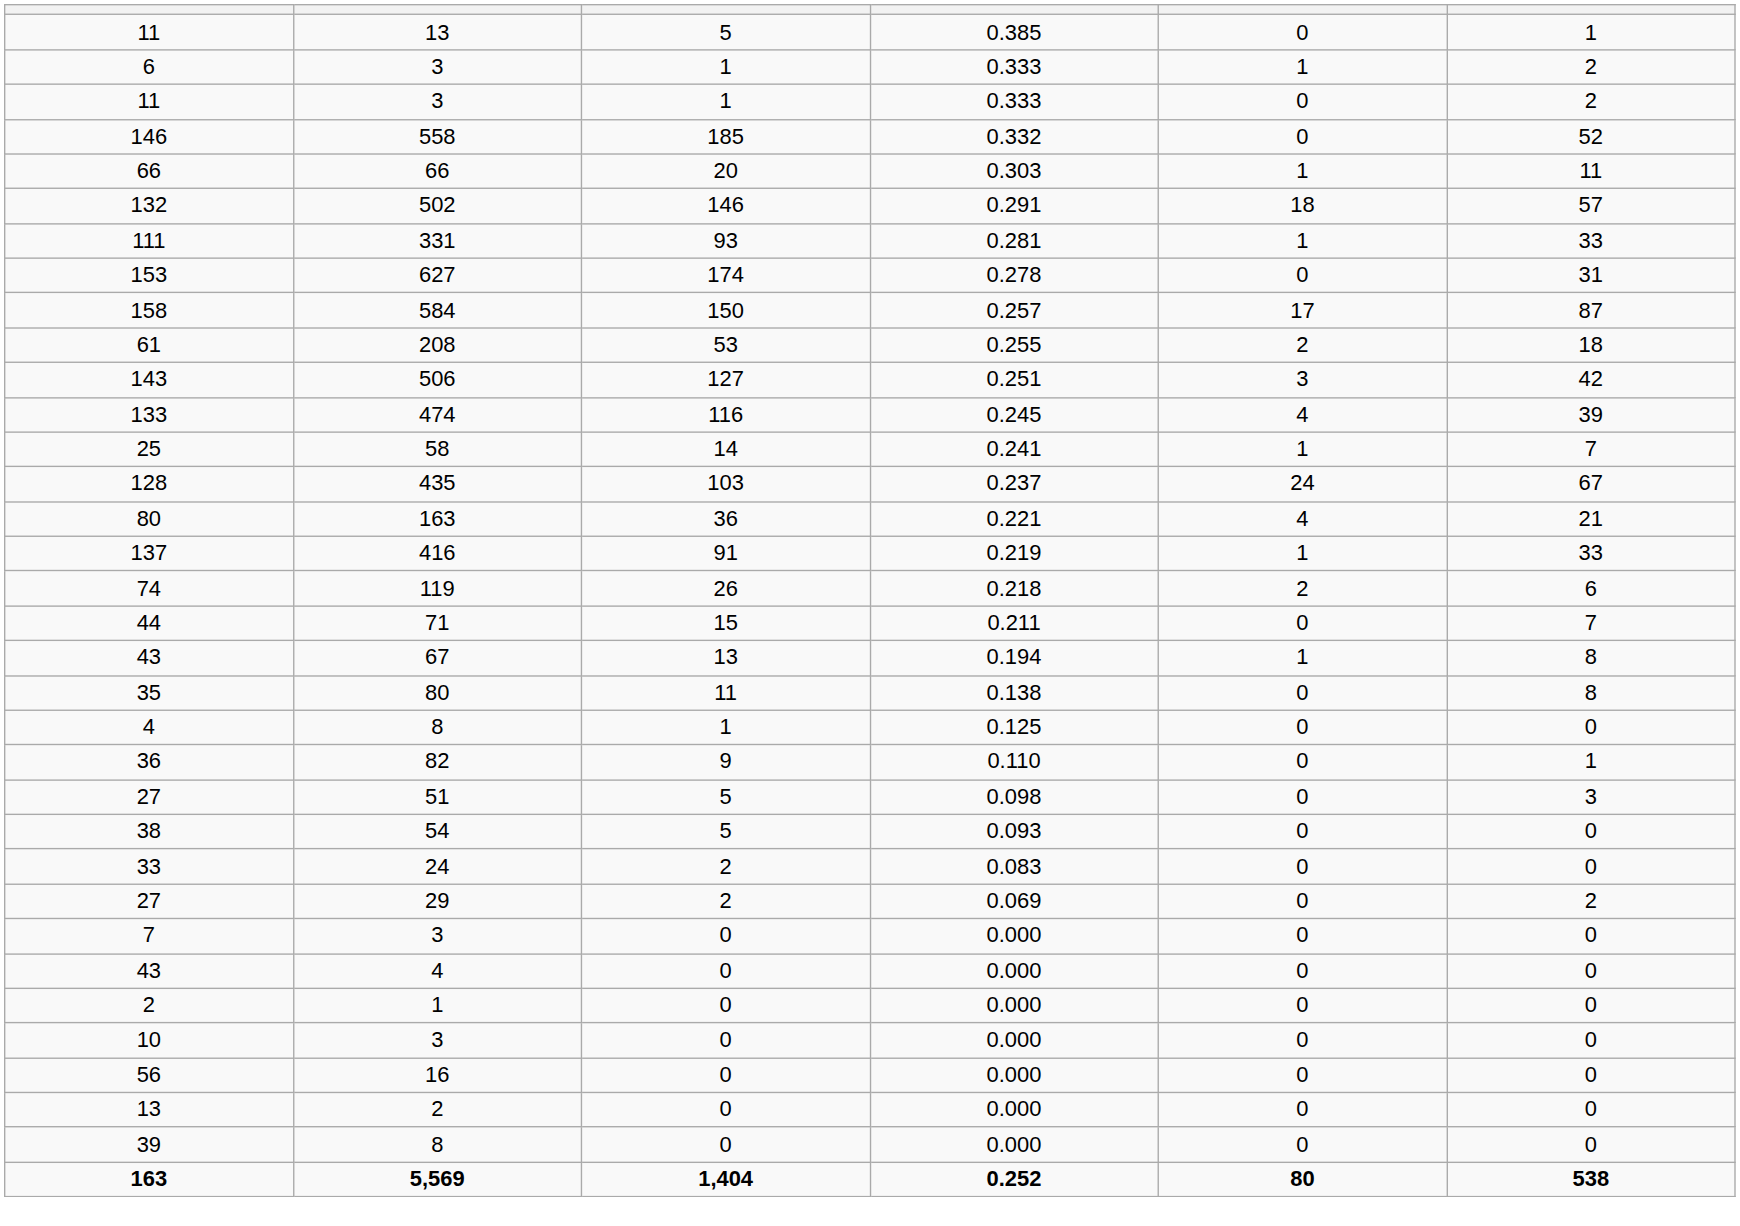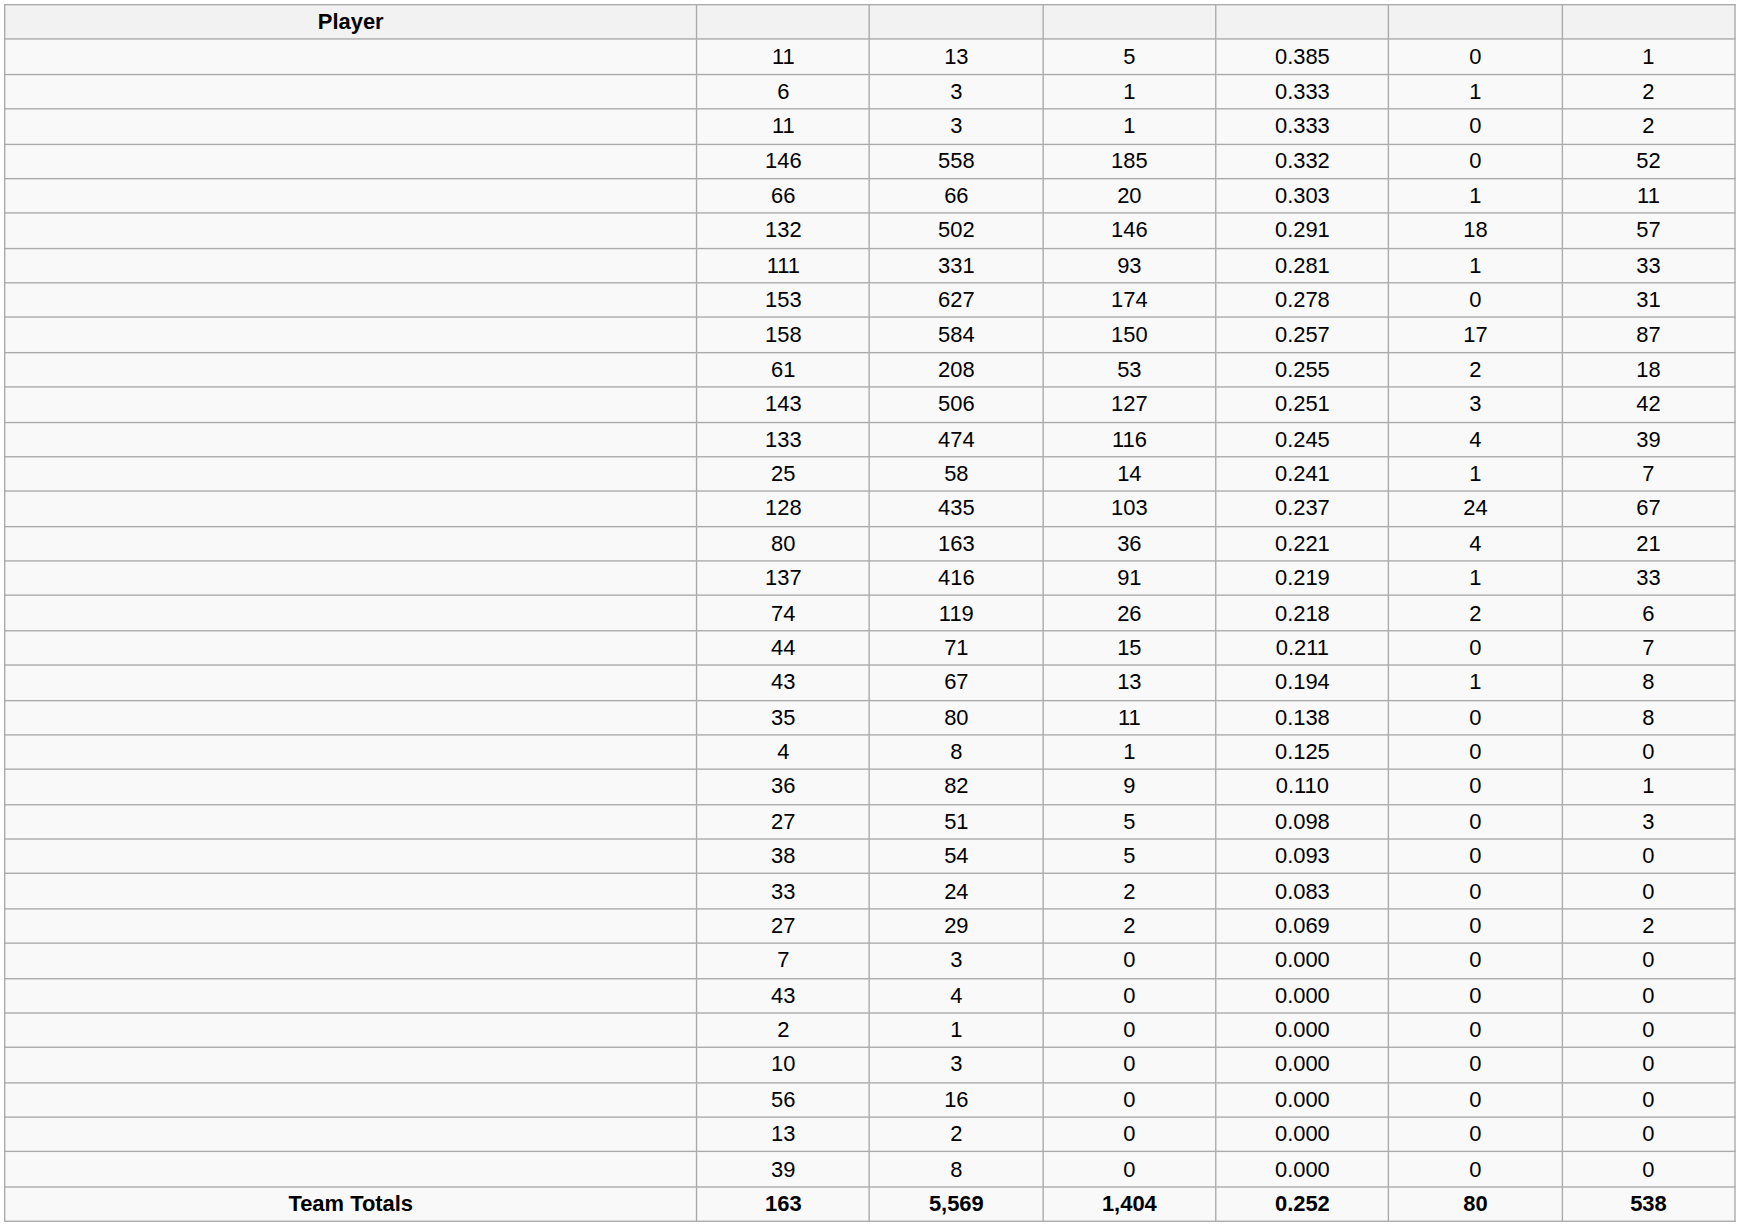+ column: (351, 21)
